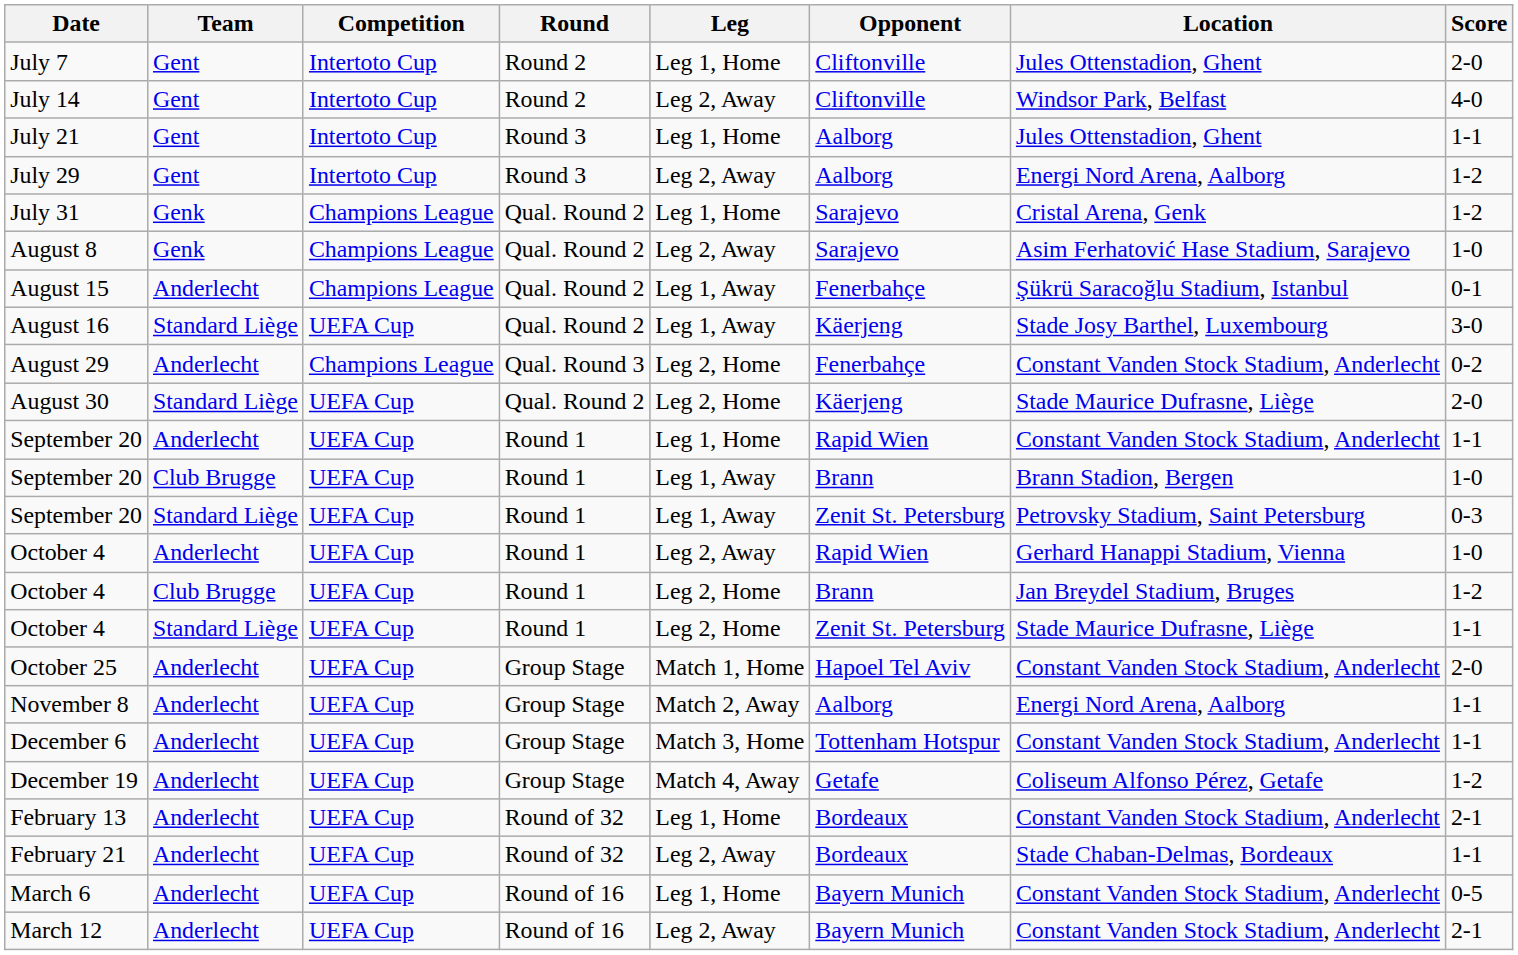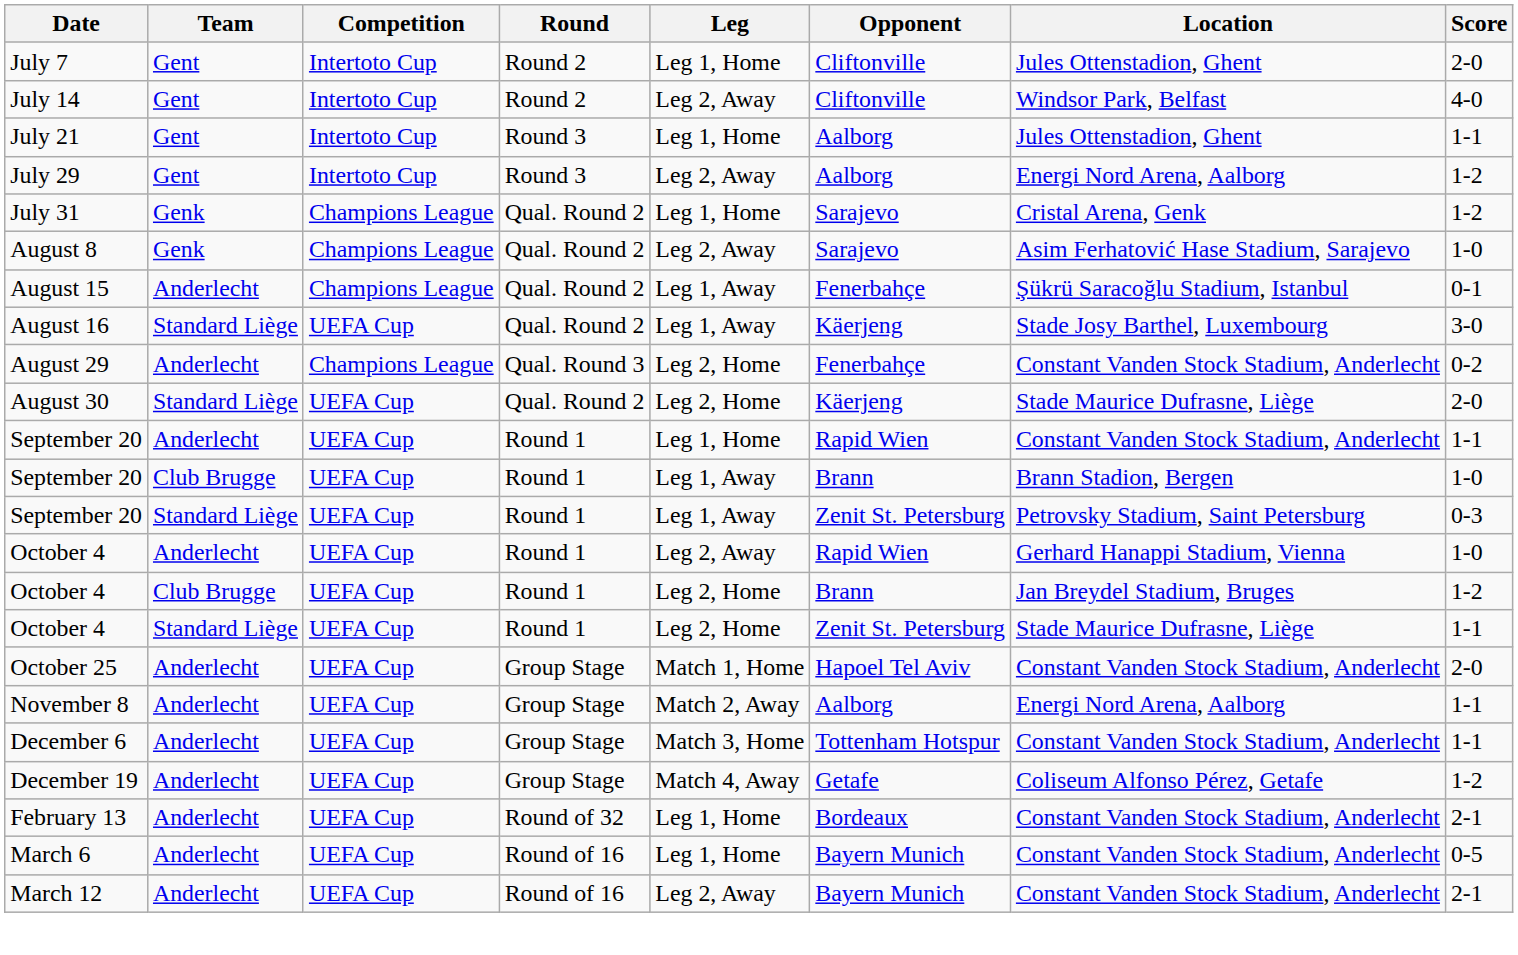- row: (68, 855)
